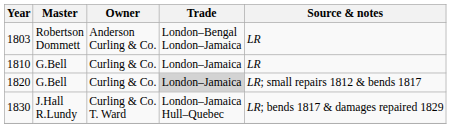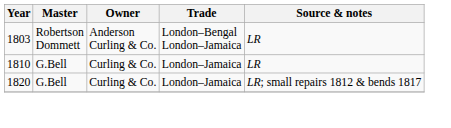(202, 82) lightgrey background -> (202, 82) no background
- row: (19, 107)
